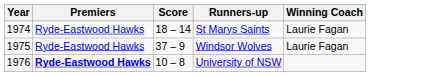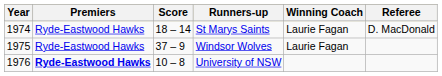+ column: (401, 12)
